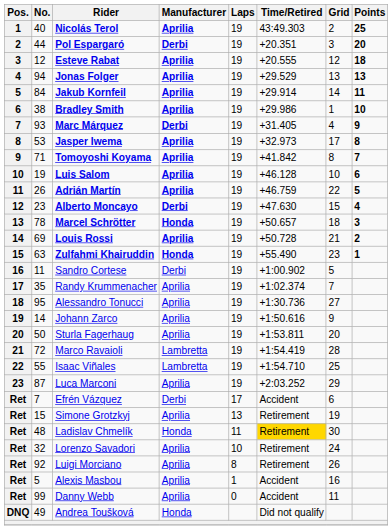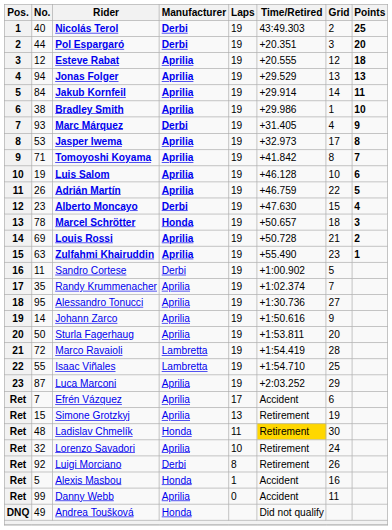(178, 29) Aprilia -> (175, 29) Derbi
(178, 254) Honda -> (178, 254) Aprilia
(174, 400) Derbi -> (176, 400) Aprilia
(176, 464) Aprilia -> (174, 464) Derbi
(176, 480) Aprilia -> (177, 480) Honda
